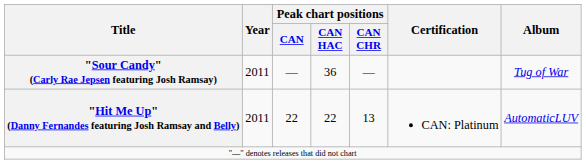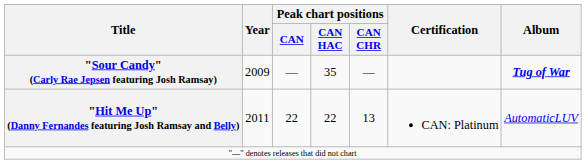(257, 72) 2011 -> (257, 72) 2009
(330, 72) 36 -> (330, 72) 35
(541, 72) normal -> (541, 72) bold
